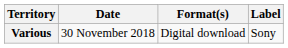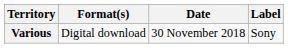columns swapped: (108, 14) <-> (203, 14)
